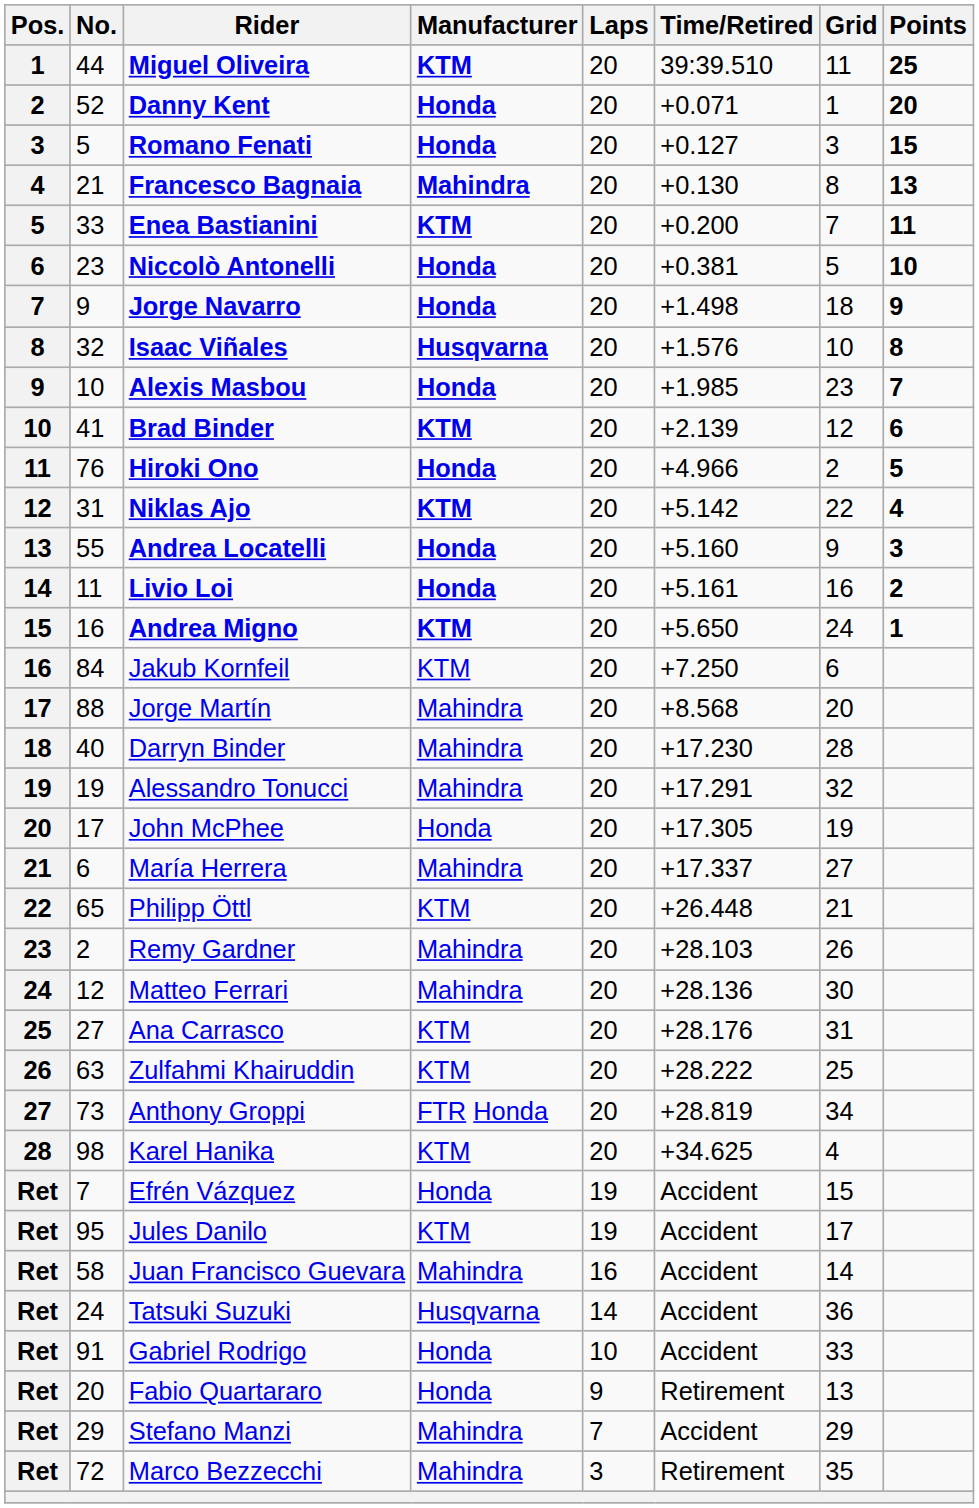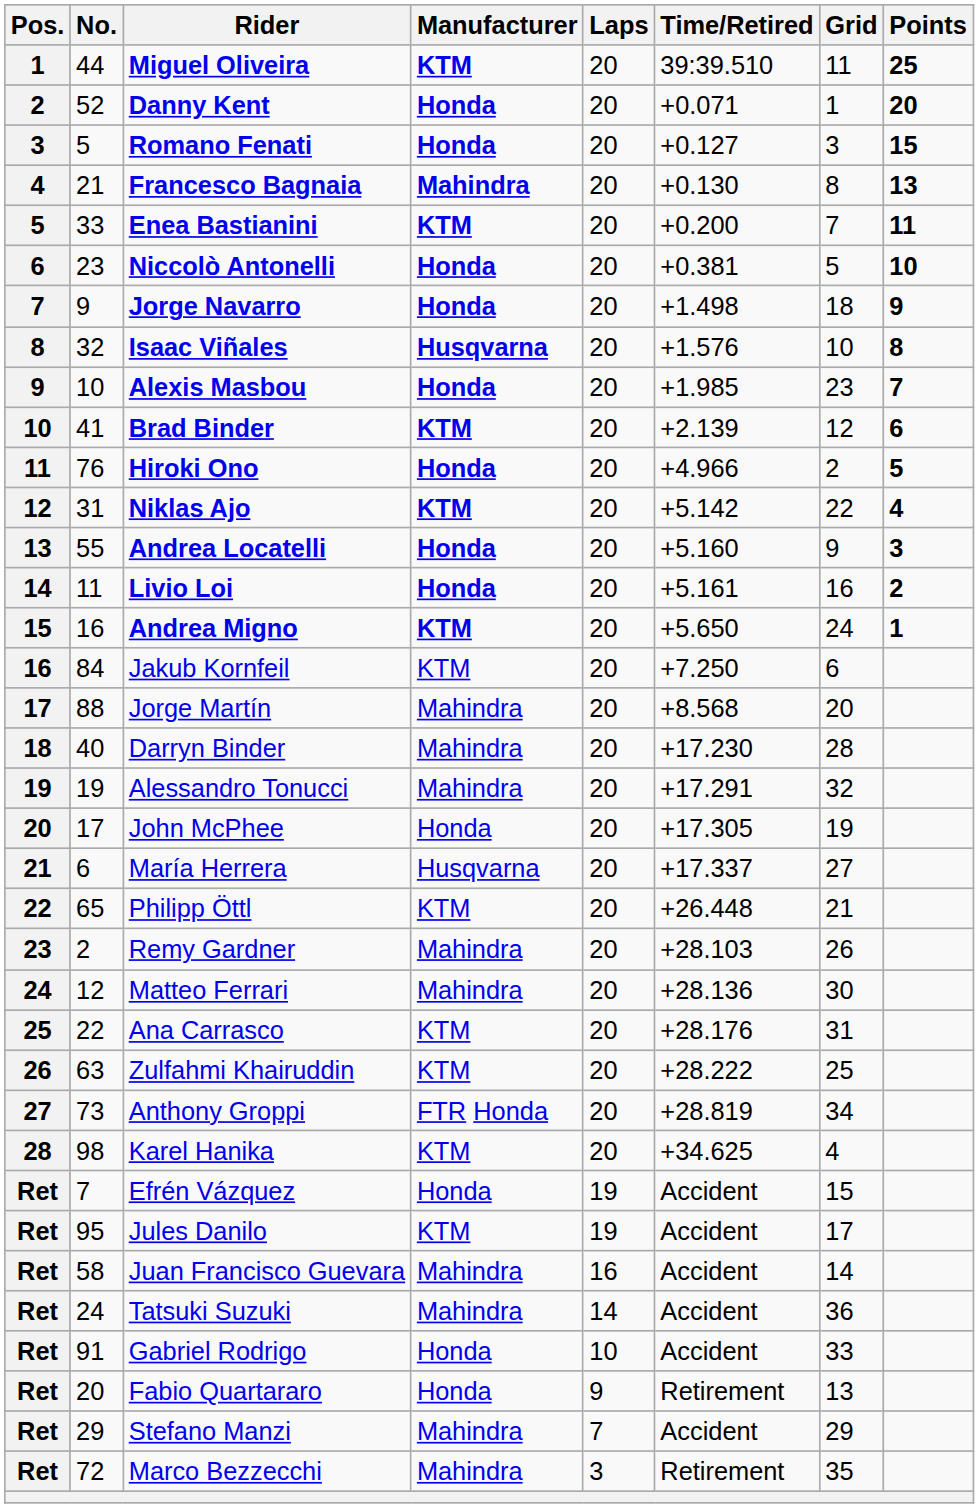(470, 869) Mahindra -> (478, 869) Husqvarna
(90, 1030) 27 -> (90, 1030) 22
(478, 1311) Husqvarna -> (470, 1311) Mahindra
